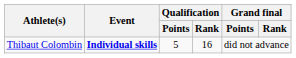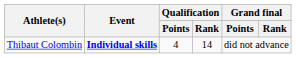(176, 45) 5 -> (176, 45) 4
(207, 45) 16 -> (207, 45) 14
